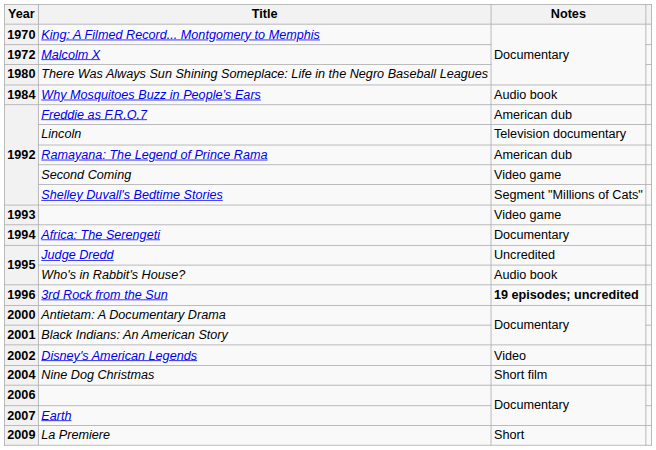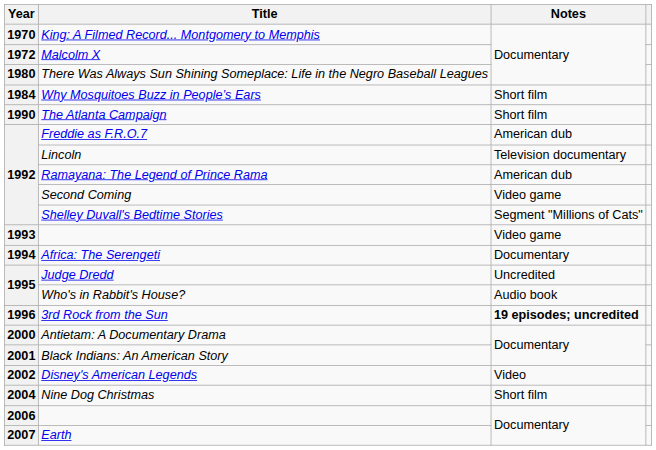(526, 94) Audio book -> (521, 94) Short film
+ row: (21, 114)
- row: (21, 435)
